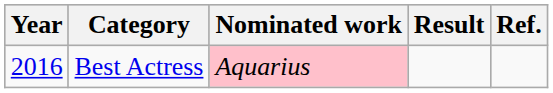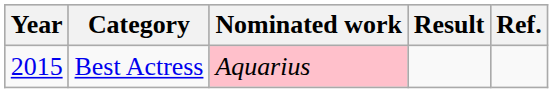(37, 66) 2016 -> (37, 66) 2015
